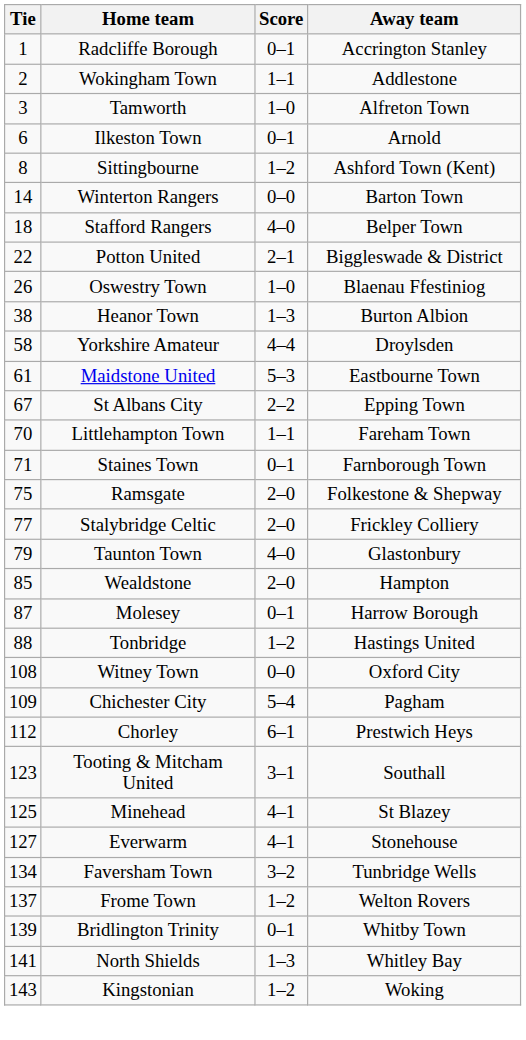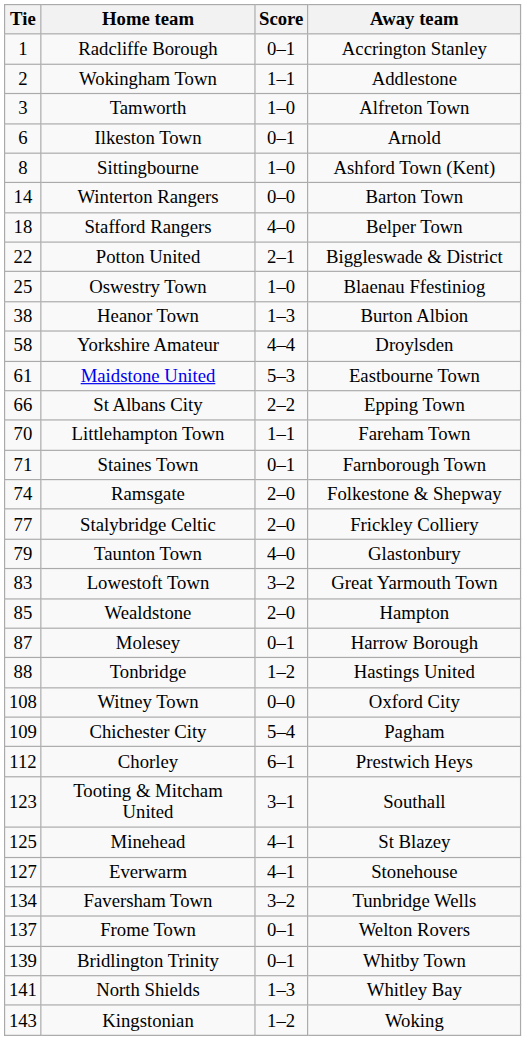(281, 167) 1–2 -> (281, 167) 1–0
(23, 286) 26 -> (23, 286) 25
(23, 405) 67 -> (23, 405) 66
(23, 494) 75 -> (23, 494) 74
+ row: (148, 583)
(281, 901) 1–2 -> (281, 931) 0–1
